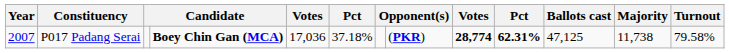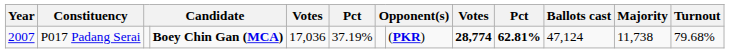(352, 37) 37.18% -> (352, 37) 37.19%
(519, 37) 62.31% -> (519, 37) 62.81%
(565, 37) 47,125 -> (565, 37) 47,124
(694, 37) 79.58% -> (694, 37) 79.68%
